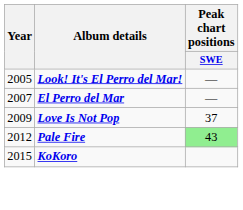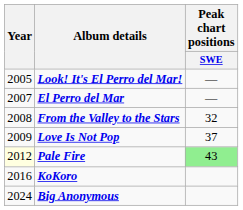+ row: (109, 117)
(20, 137) no background -> (20, 156) lightyellow background
(20, 156) 2015 -> (20, 176) 2016
+ row: (78, 195)
